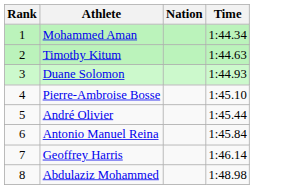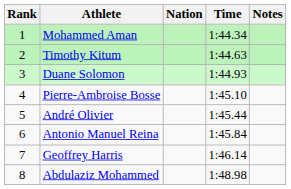+ column: (268, 14)
